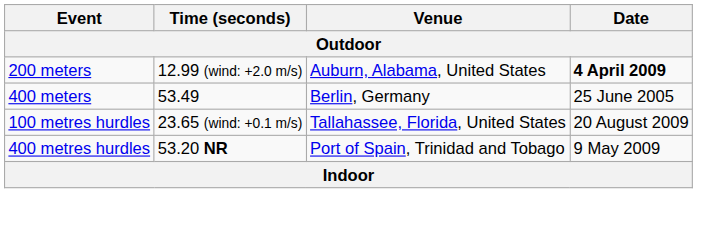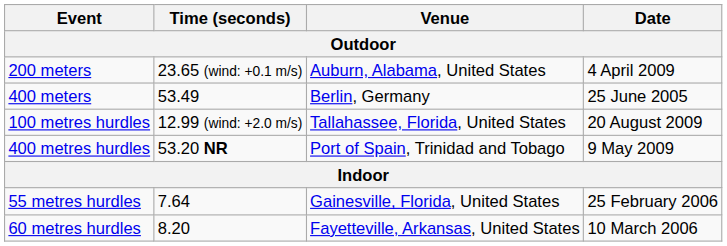(230, 70) 12.99 (wind: +2.0 m/s) -> (230, 70) 23.65 (wind: +0.1 m/s)
(620, 70) bold -> (631, 70) normal
(230, 123) 23.65 (wind: +0.1 m/s) -> (230, 123) 12.99 (wind: +2.0 m/s)
+ row: (75, 201)
+ row: (75, 228)
